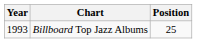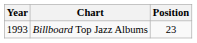(171, 29) 25 -> (171, 29) 23
